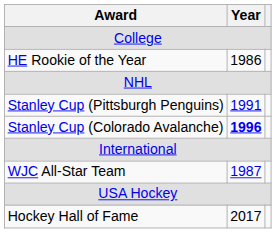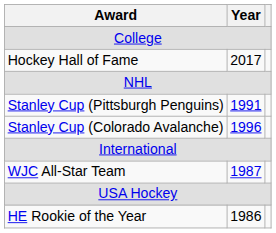rows swapped: (77, 60) <-> (73, 216)
(246, 127) bold -> (246, 127) normal
